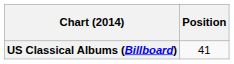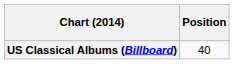(204, 50) 41 -> (204, 50) 40
